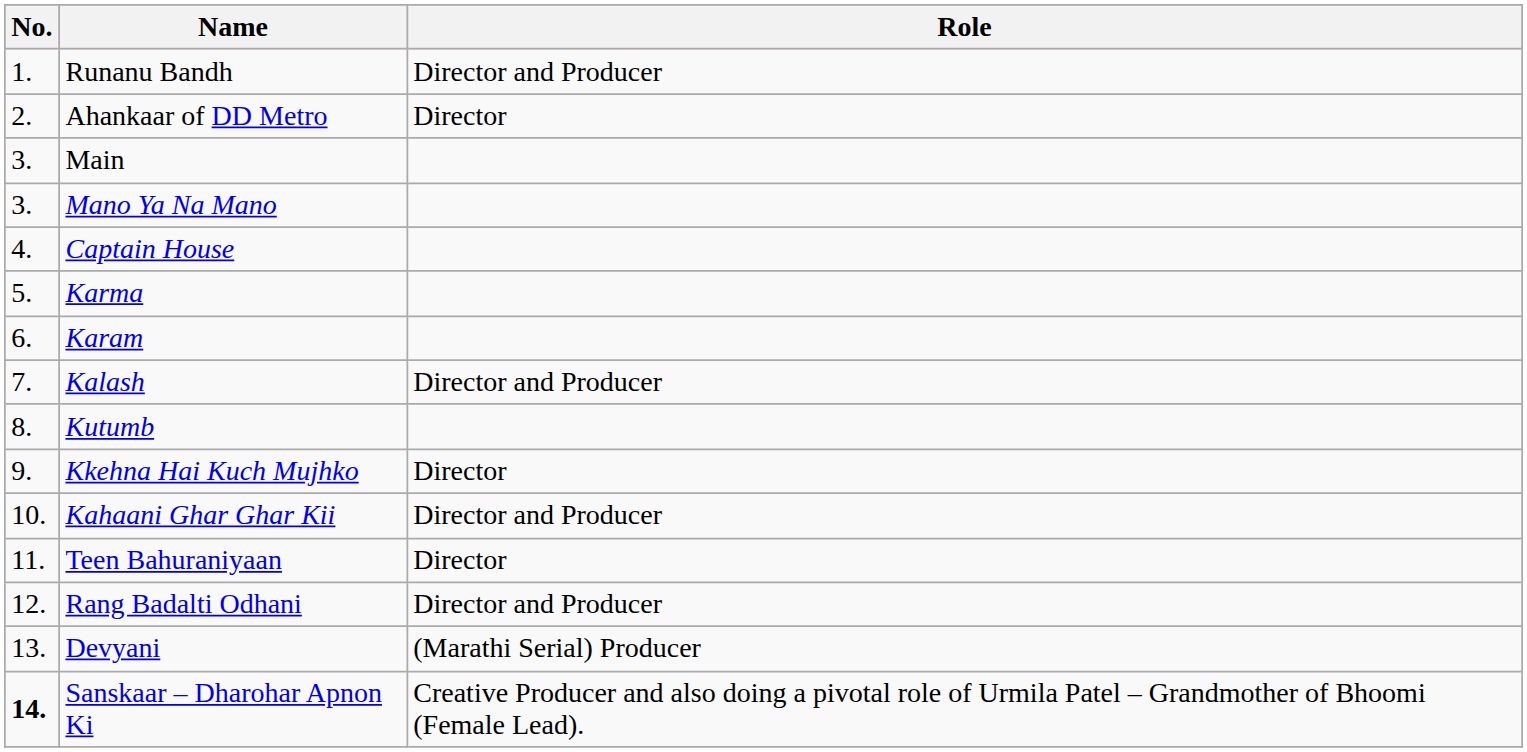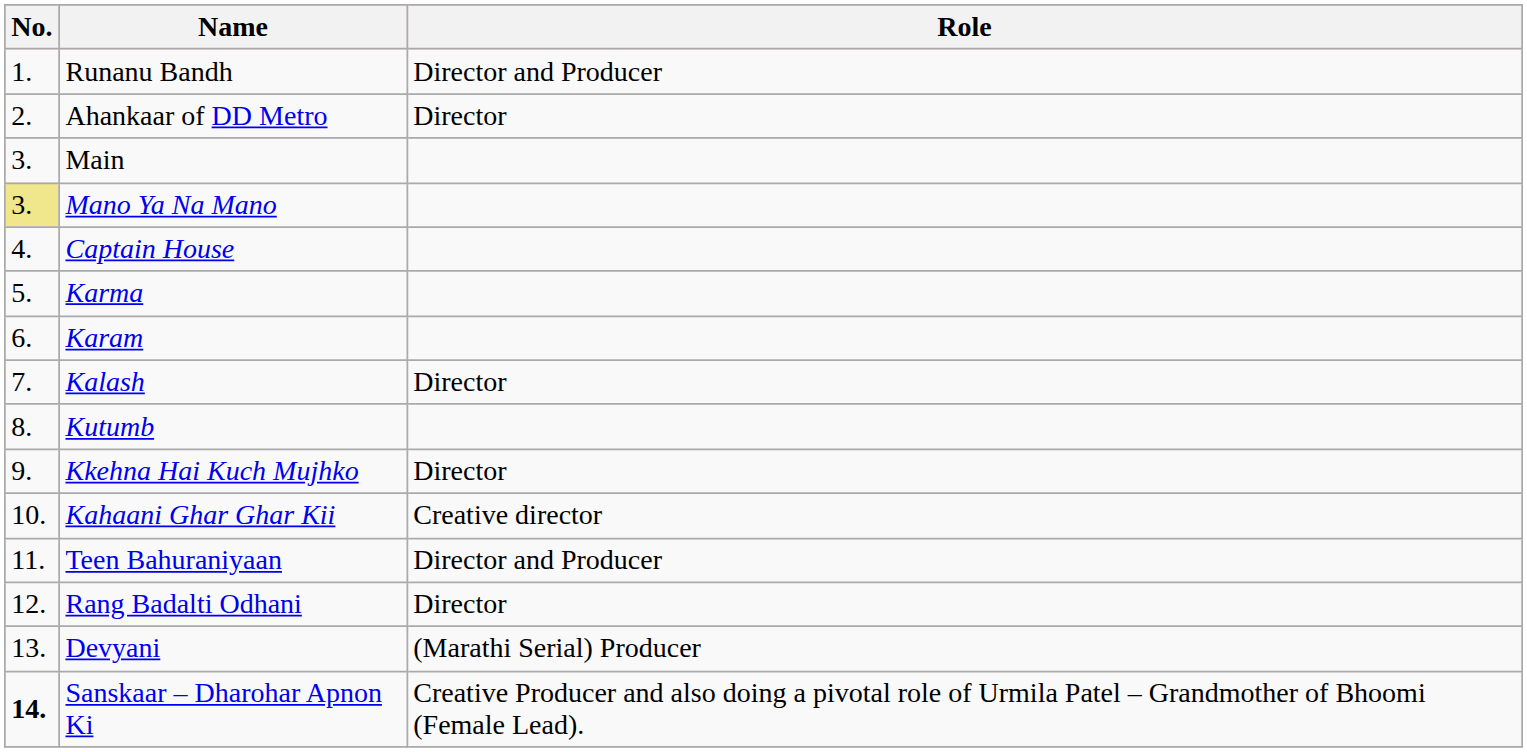(22, 204) no background -> (22, 204) khaki background
(538, 381) Director and Producer -> (460, 381) Director
(538, 515) Director and Producer -> (508, 515) Creative director
(460, 559) Director -> (538, 559) Director and Producer
(538, 603) Director and Producer -> (460, 603) Director
